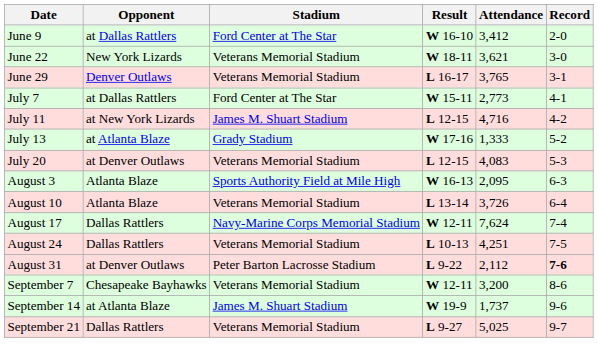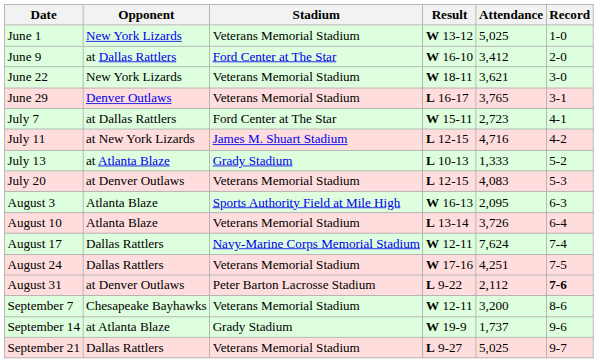+ row: (24, 35)
(494, 98) 2,773 -> (494, 118) 2,723
(450, 139) W 17-16 -> (447, 160) L 10-13
(447, 243) L 10-13 -> (450, 264) W 17-16
(280, 306) James M. Shuart Stadium -> (253, 327) Grady Stadium
